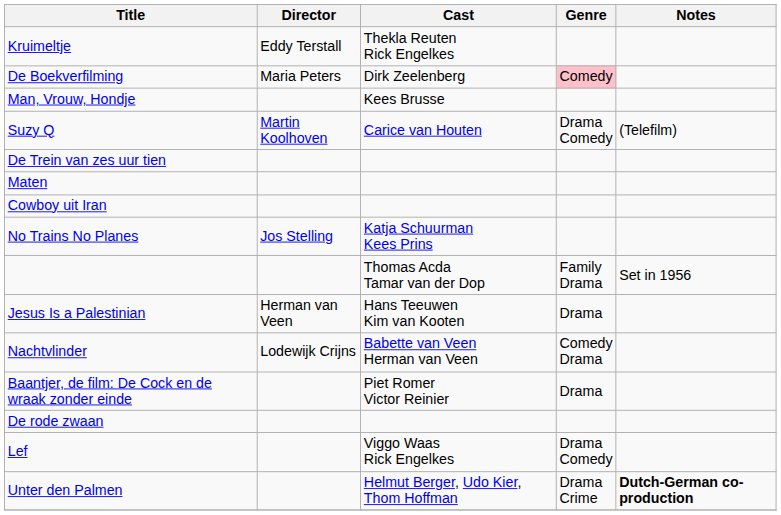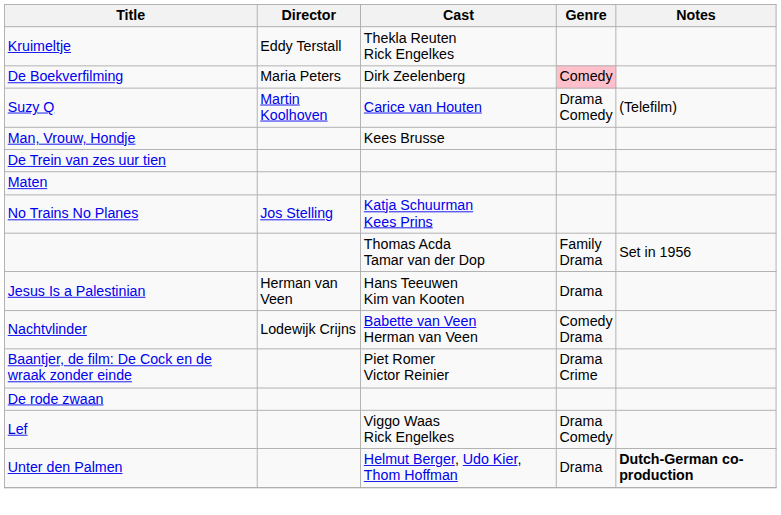rows swapped: (72, 99) <-> (31, 130)
- row: (57, 205)
(581, 390) Drama -> (581, 368) Drama Crime
(581, 490) Drama Crime -> (581, 468) Drama
